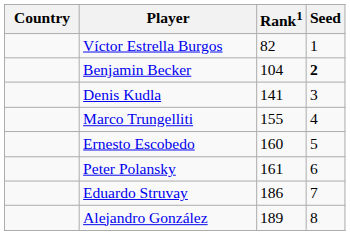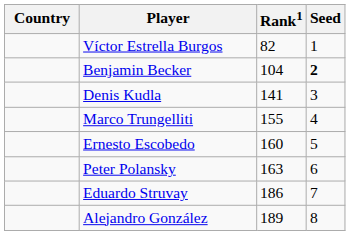(272, 168) 161 -> (272, 168) 163
